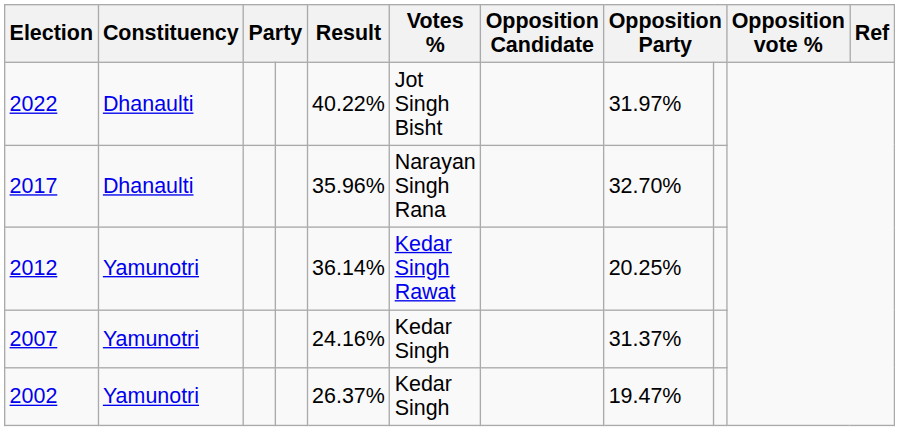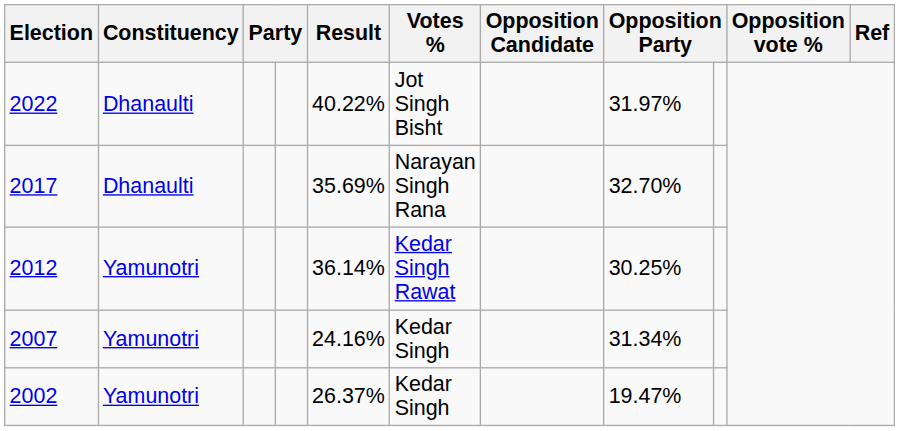(348, 185) 35.96% -> (348, 185) 35.69%
(645, 268) 20.25% -> (645, 268) 30.25%
(645, 338) 31.37% -> (645, 338) 31.34%
